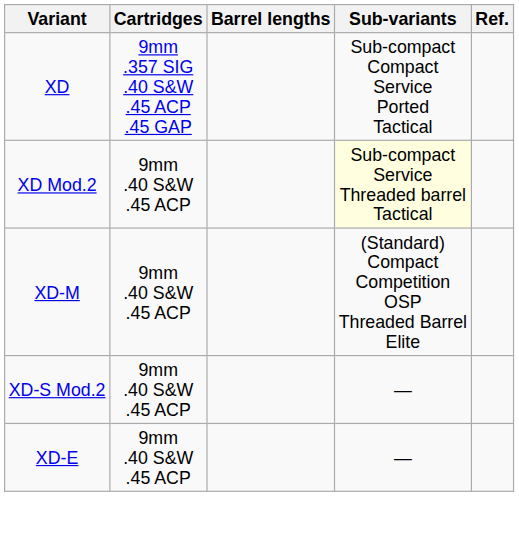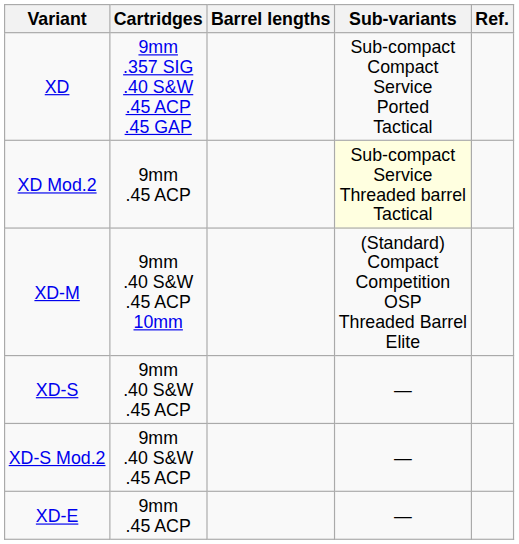(158, 185) 9mm .40 S&W .45 ACP -> (158, 185) 9mm .45 ACP
(158, 292) 9mm .40 S&W .45 ACP -> (158, 292) 9mm .40 S&W .45 ACP 10mm
+ row: (57, 390)
(158, 458) 9mm .40 S&W .45 ACP -> (158, 516) 9mm .45 ACP
